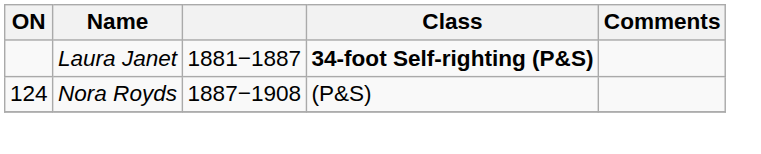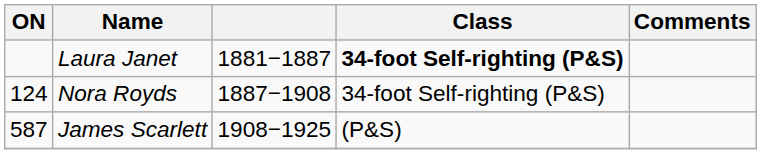(342, 93) (P&S) -> (473, 93) 34-foot Self-righting (P&S)
+ row: (133, 129)
